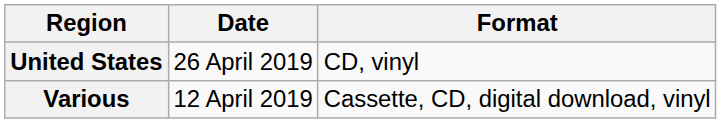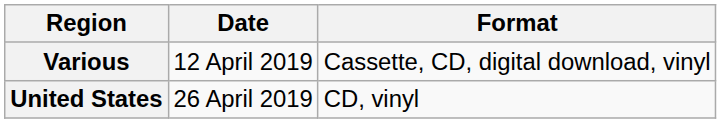rows swapped: (86, 99) <-> (86, 61)
